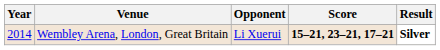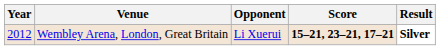(19, 34) 2014 -> (19, 34) 2012
